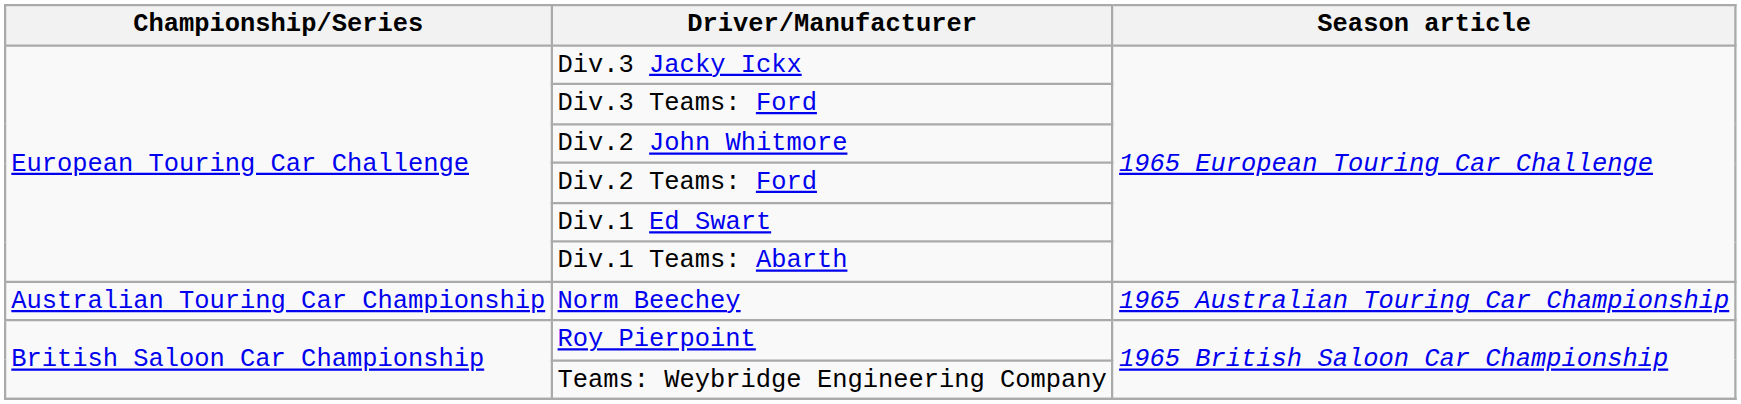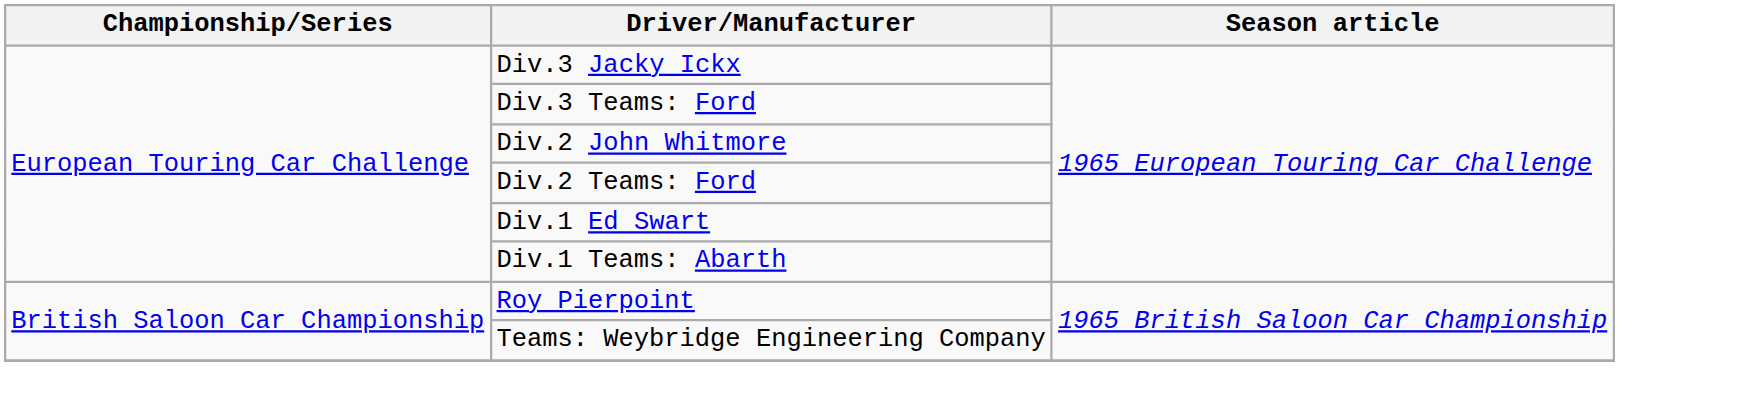- row: (649, 301)
